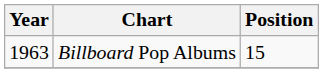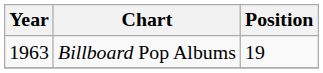(255, 51) 15 -> (255, 51) 19
